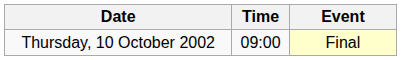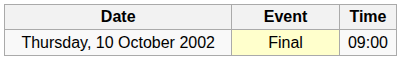columns swapped: (261, 17) <-> (343, 17)
